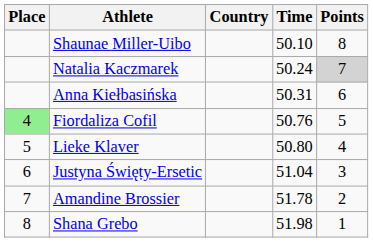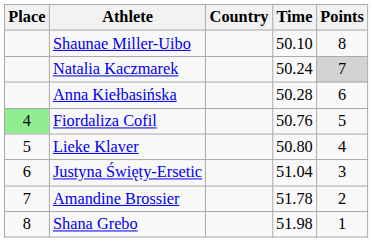(294, 95) 50.31 -> (294, 95) 50.28
